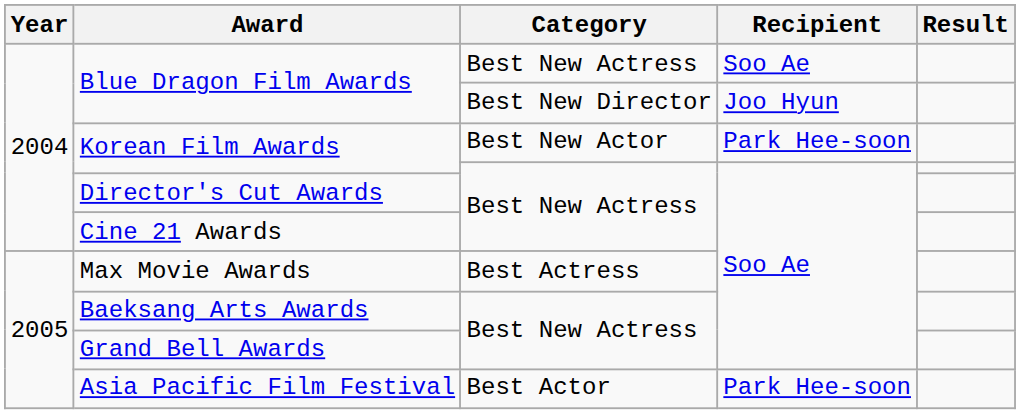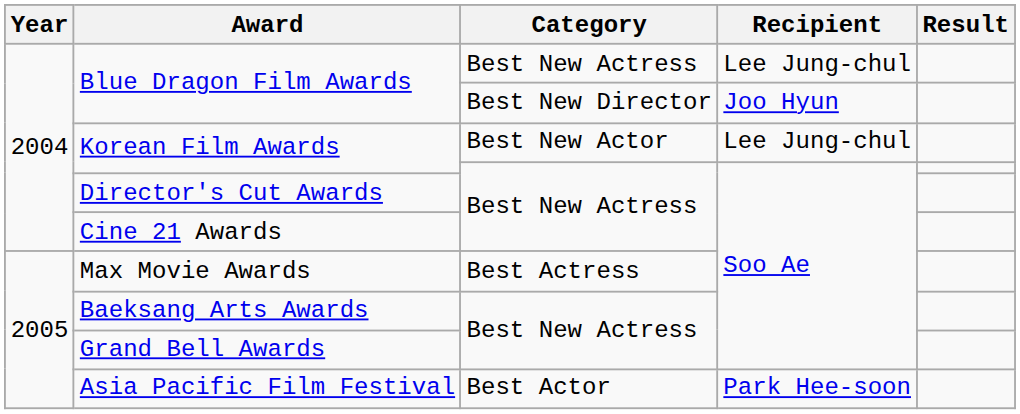(767, 64) Soo Ae -> (817, 64) Lee Jung-chul
(817, 142) Park Hee-soon -> (817, 142) Lee Jung-chul
